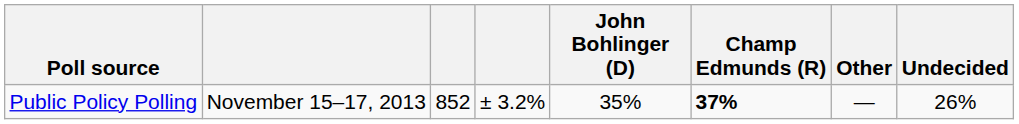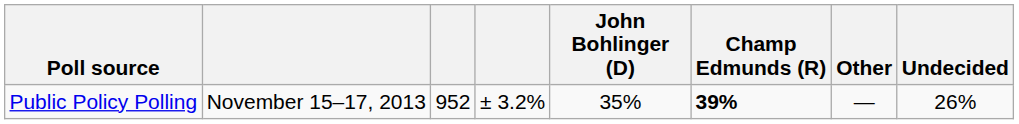(453, 101) 852 -> (453, 101) 952
(717, 101) 37% -> (717, 101) 39%
